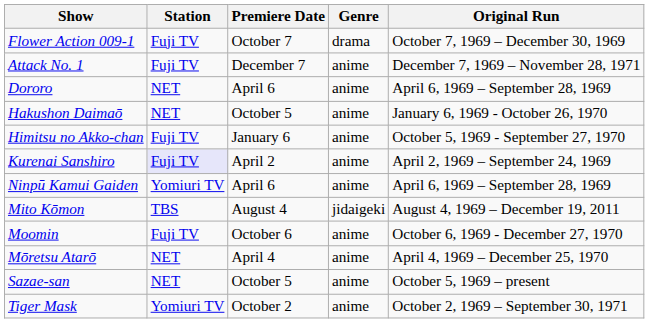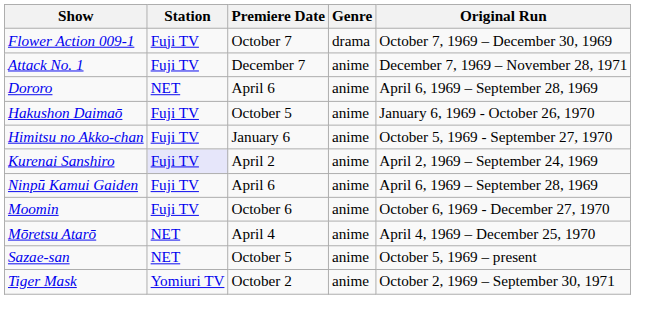(165, 112) NET -> (175, 112) Fuji TV
(188, 185) Yomiuri TV -> (175, 185) Fuji TV
- row: (46, 209)
